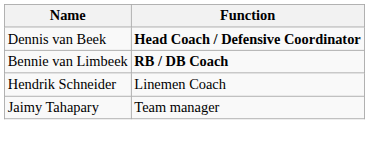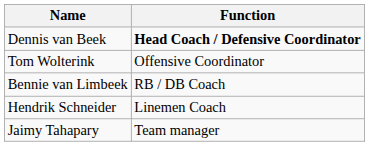+ row: (51, 61)
(181, 61) bold -> (180, 84) normal
